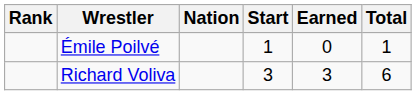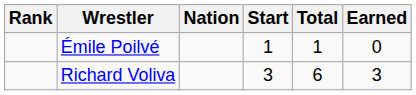columns swapped: (327, 18) <-> (386, 18)
